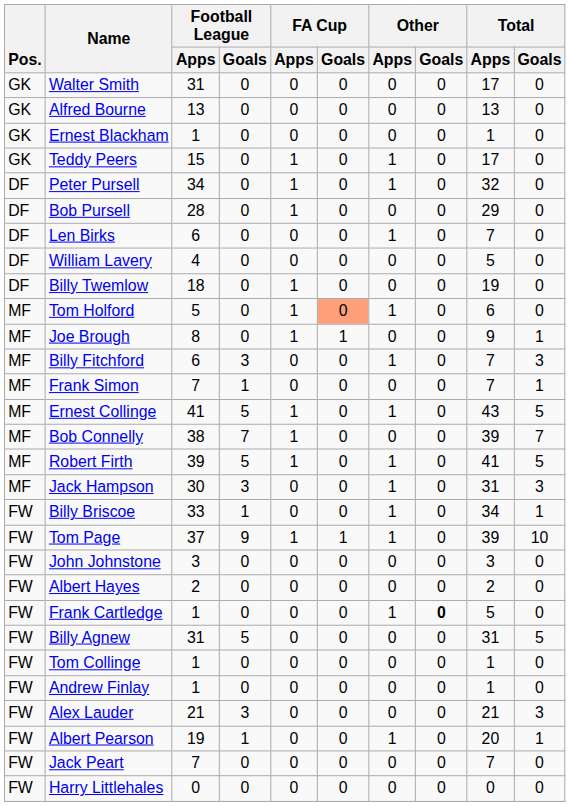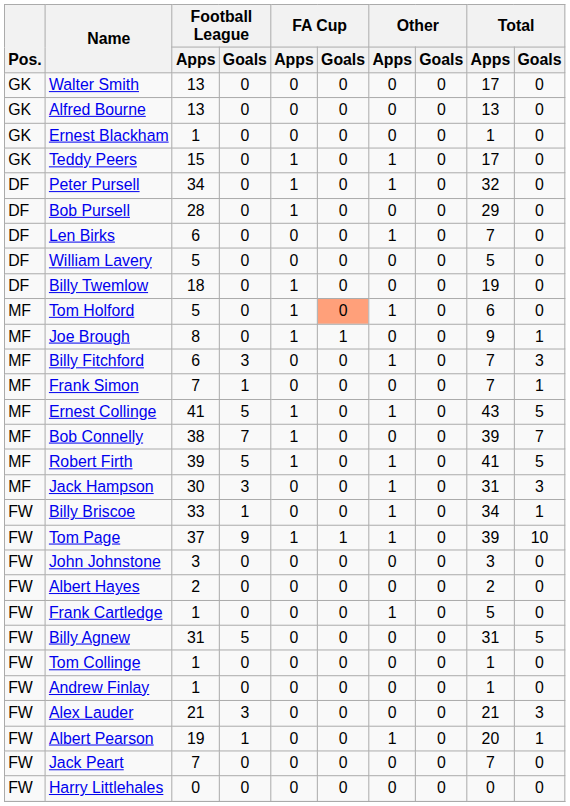(196, 85) 31 -> (196, 85) 13
(196, 260) 4 -> (196, 260) 5
(441, 612) bold -> (441, 612) normal
